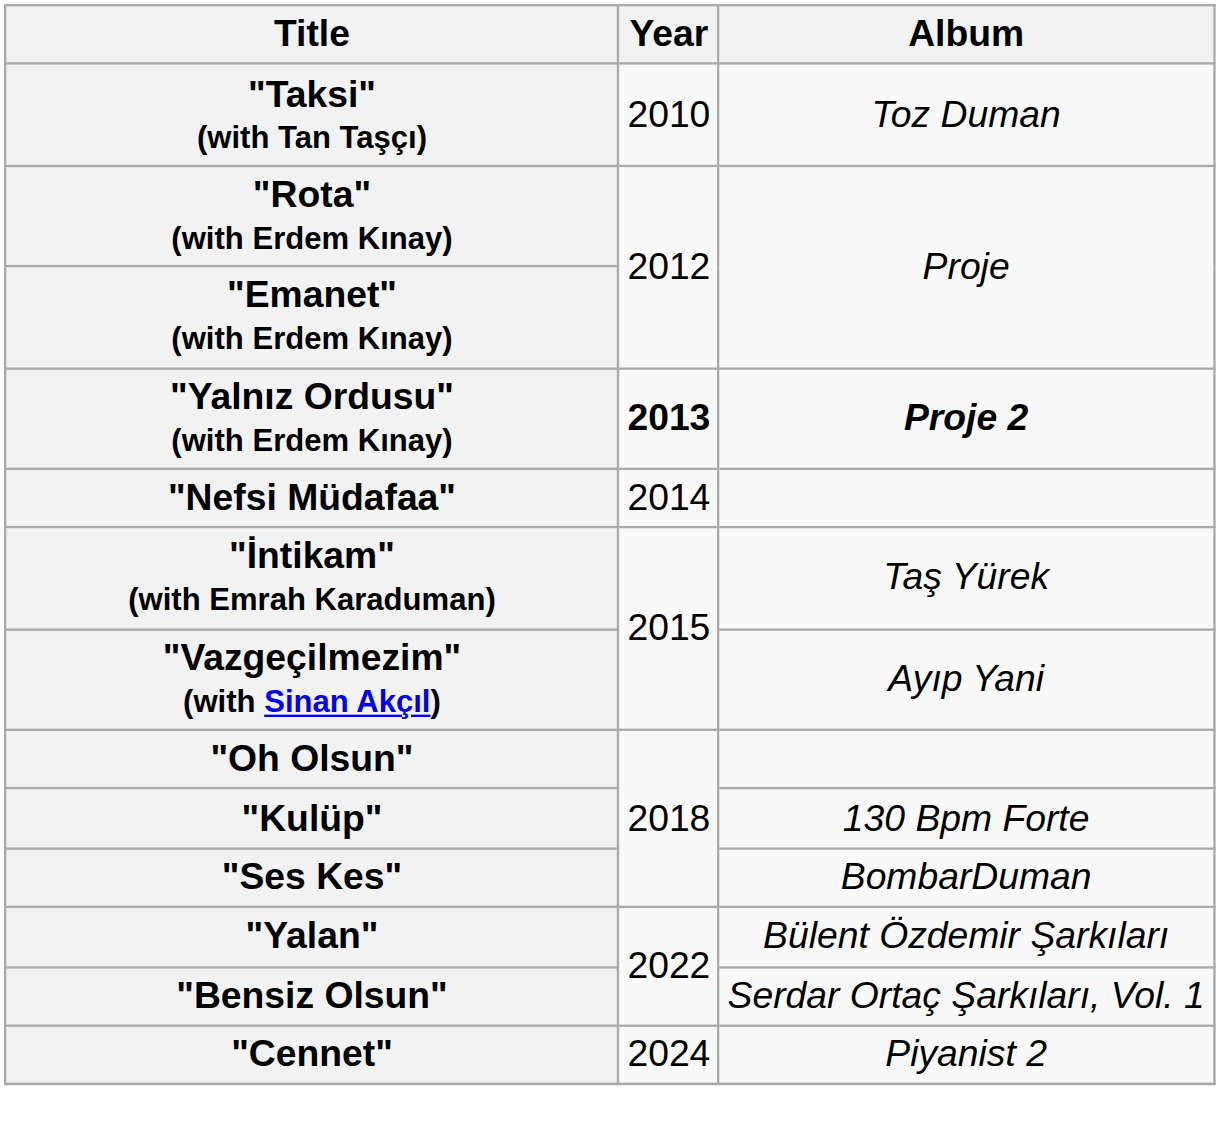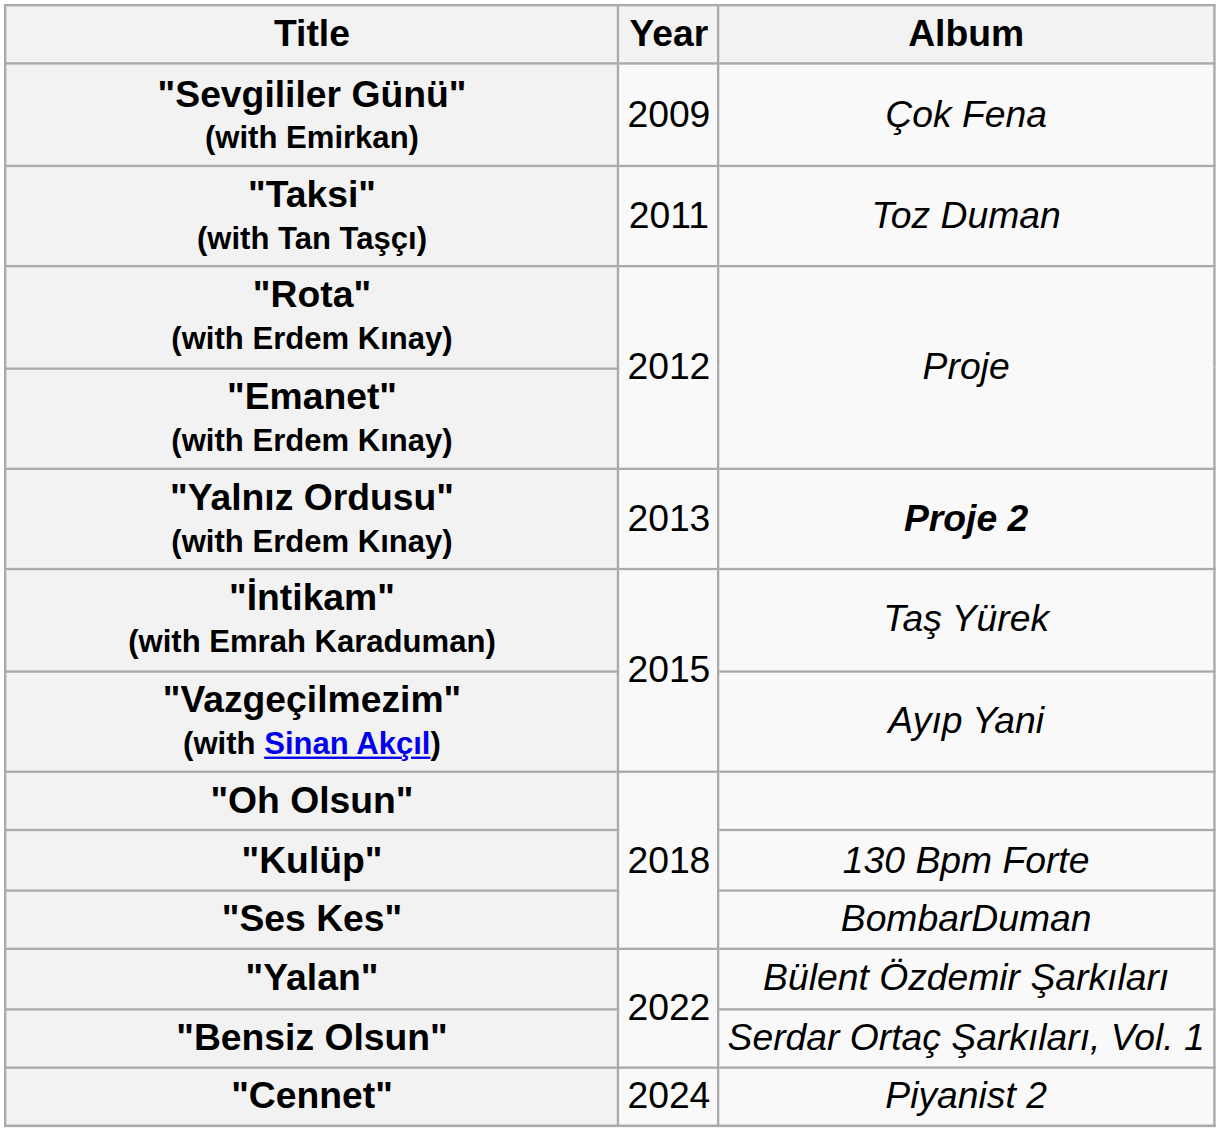+ row: (312, 114)
(669, 114) 2010 -> (669, 215) 2011
(669, 417) bold -> (669, 518) normal
- row: (312, 497)
